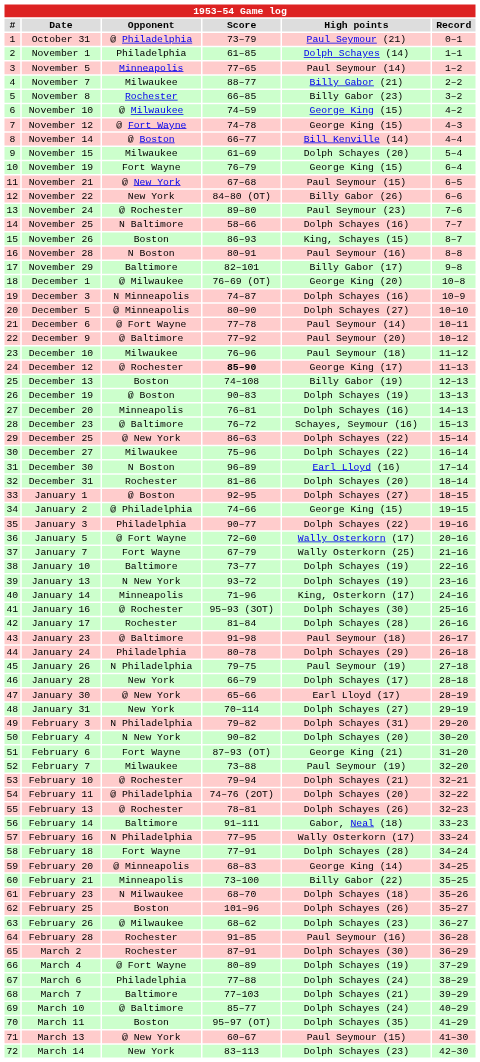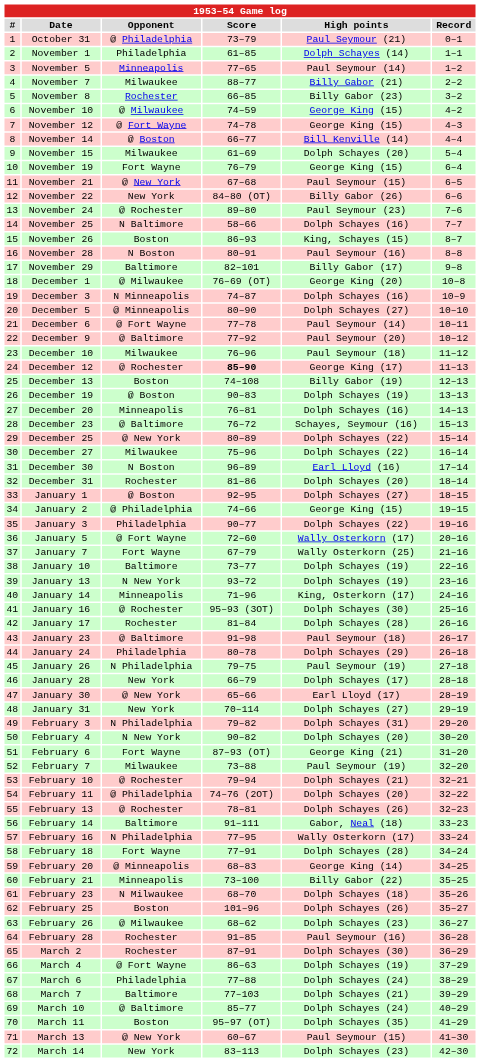(242, 438) 86–63 -> (242, 438) 80–89
(242, 965) 80–89 -> (242, 965) 86–63
